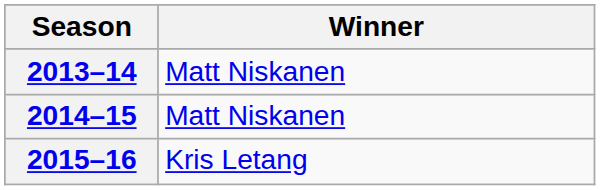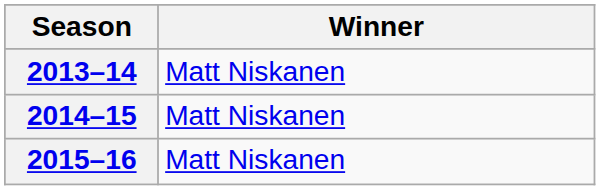(236, 160) Kris Letang -> (255, 160) Matt Niskanen
